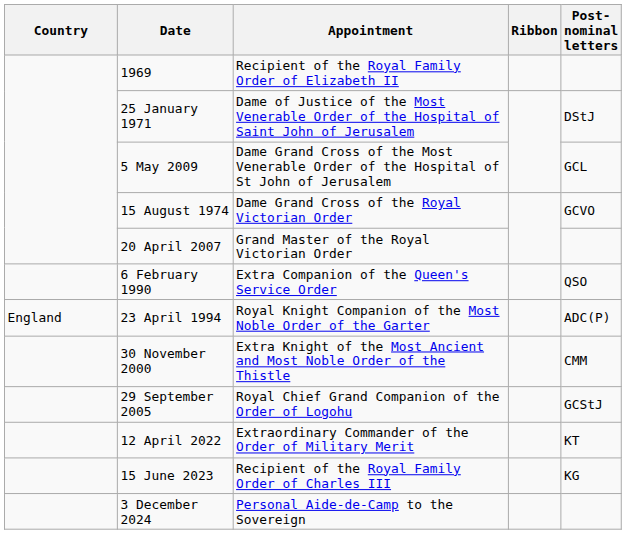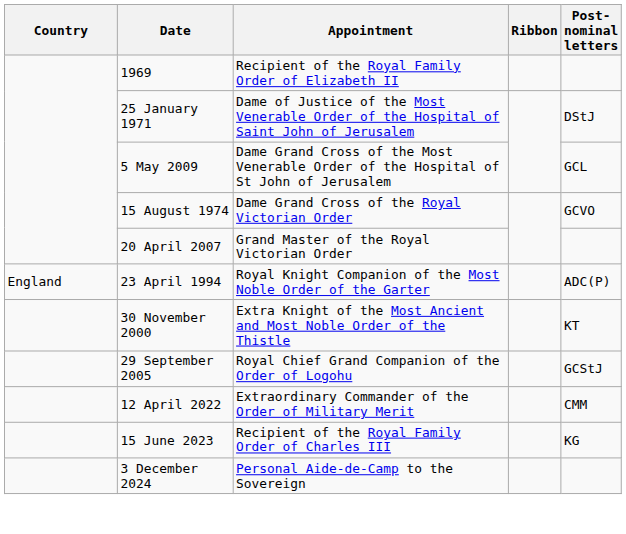- row: (159, 282)
(576, 361) CMM -> (572, 325) KT
(572, 440) KT -> (576, 404) CMM
